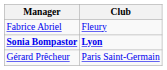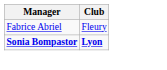- row: (38, 57)
